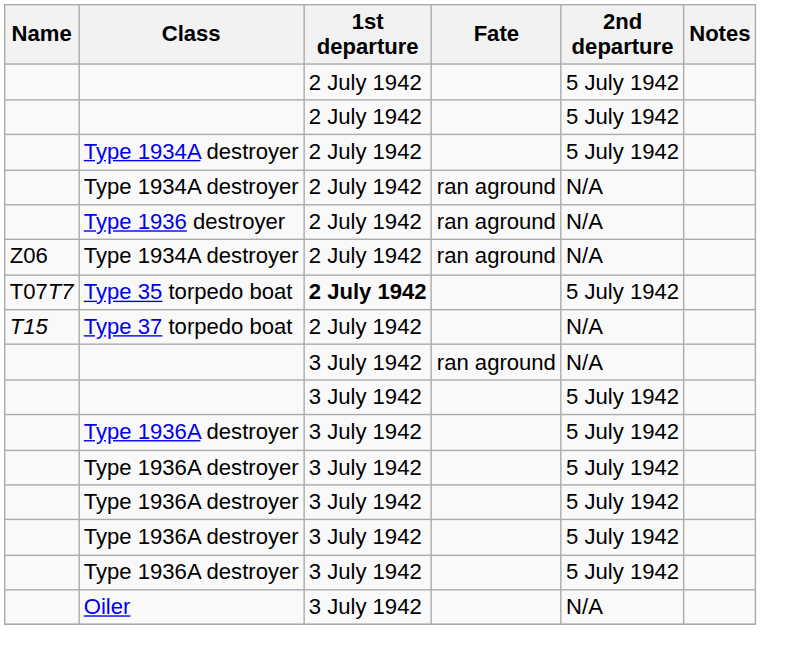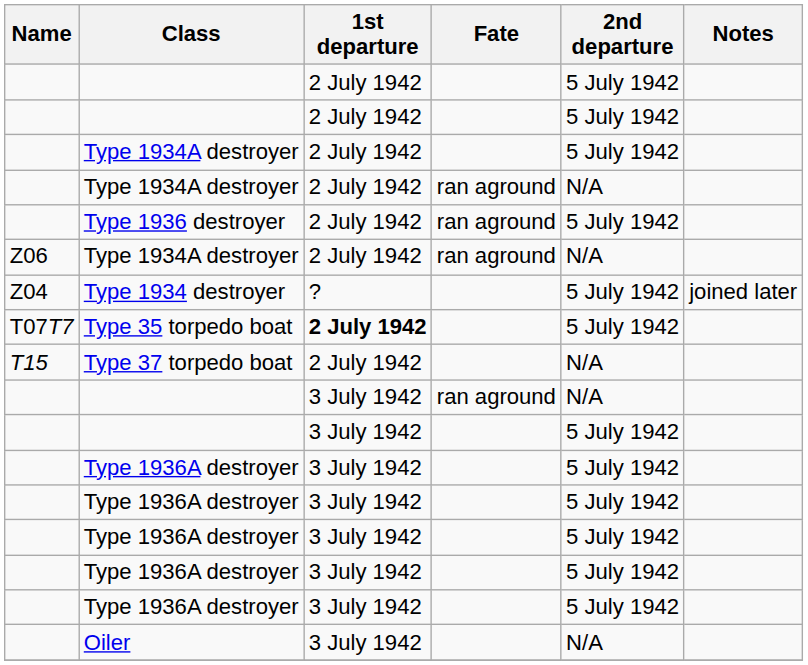(584, 221) N/A -> (623, 221) 5 July 1942
+ row: (184, 291)
